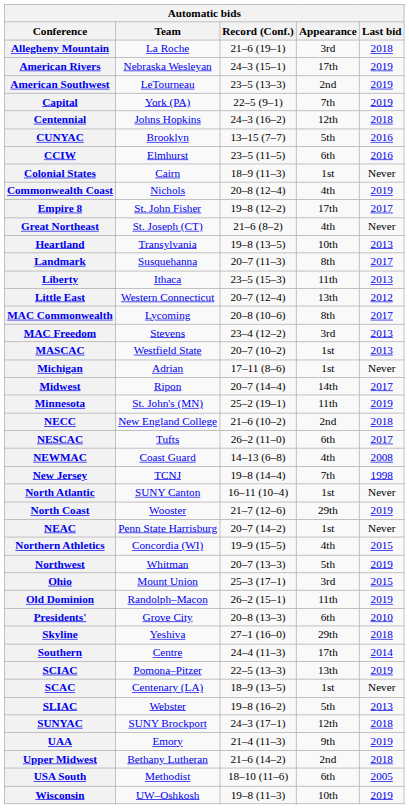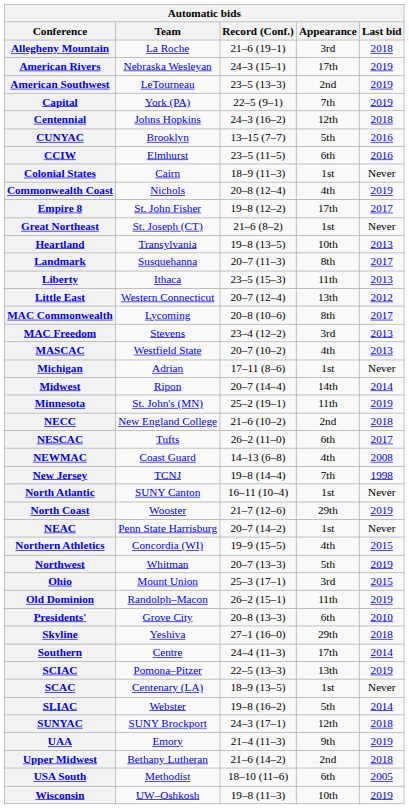(328, 226) 4th -> (328, 226) 1st
(328, 350) 1st -> (328, 350) 4th
(382, 386) 2017 -> (382, 386) 2014
(382, 706) 2013 -> (382, 706) 2014
